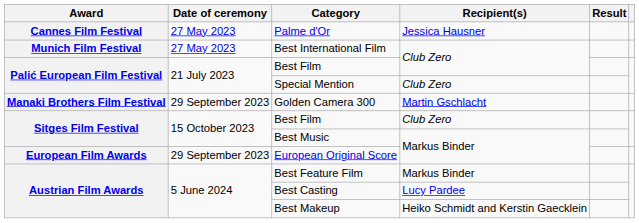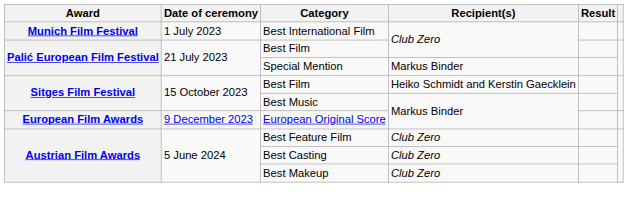- row: (86, 31)
(203, 48) 27 May 2023 -> (193, 31) 1 July 2023
(427, 84) Club Zero -> (427, 66) Markus Binder
- row: (86, 102)
(427, 119) Club Zero -> (483, 84) Heiko Schmidt and Kerstin Gaecklein
(220, 155) 29 September 2023 -> (208, 119) 9 December 2023
(438, 173) Markus Binder -> (416, 137) Club Zero
(434, 191) Lucy Pardee -> (416, 155) Club Zero
(495, 208) Heiko Schmidt and Kerstin Gaecklein -> (416, 173) Club Zero
